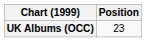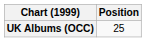(119, 28) 23 -> (119, 28) 25
